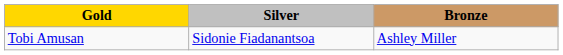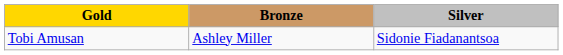columns swapped: (281, 15) <-> (466, 15)
